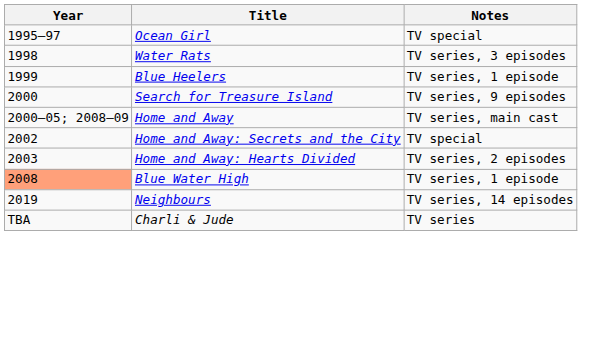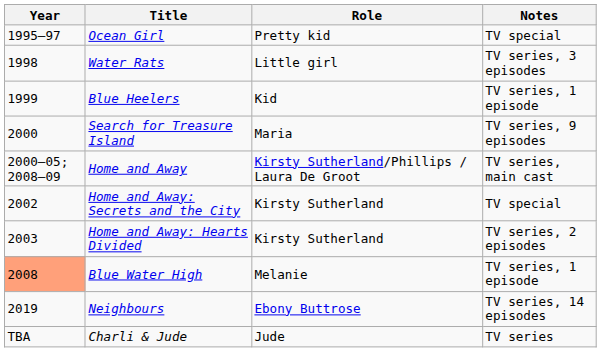+ column: (367, 15)
